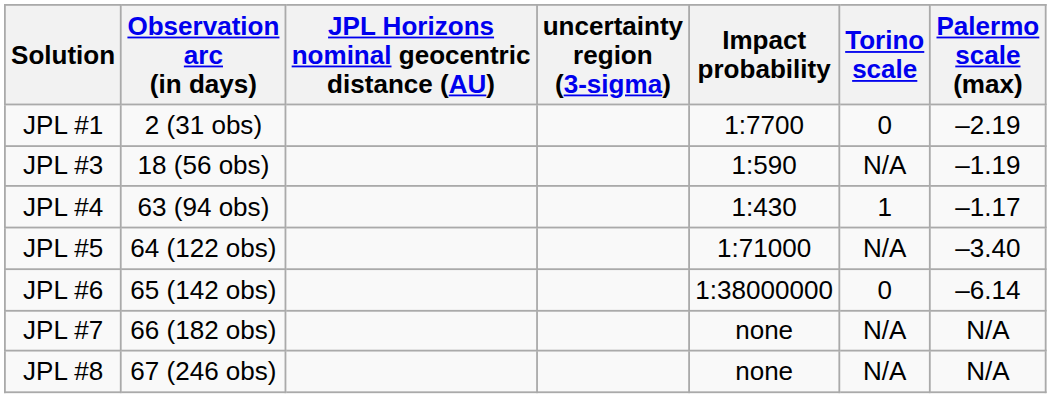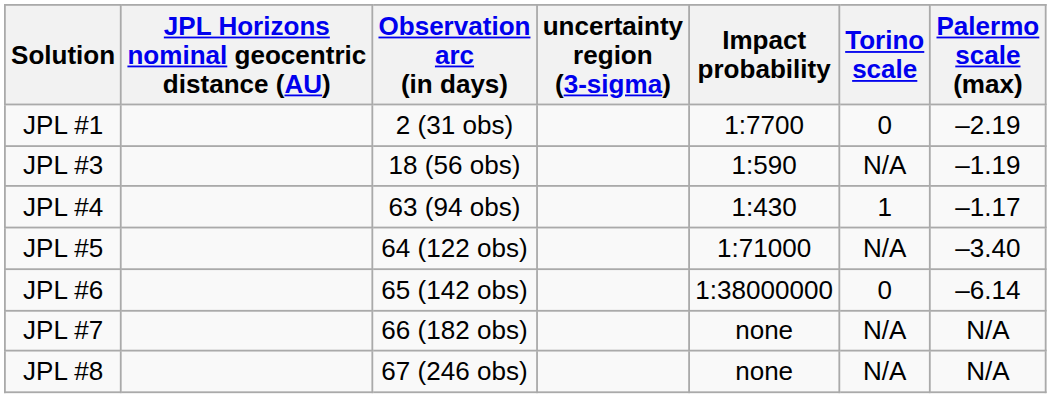columns swapped: (203, 55) <-> (411, 55)
